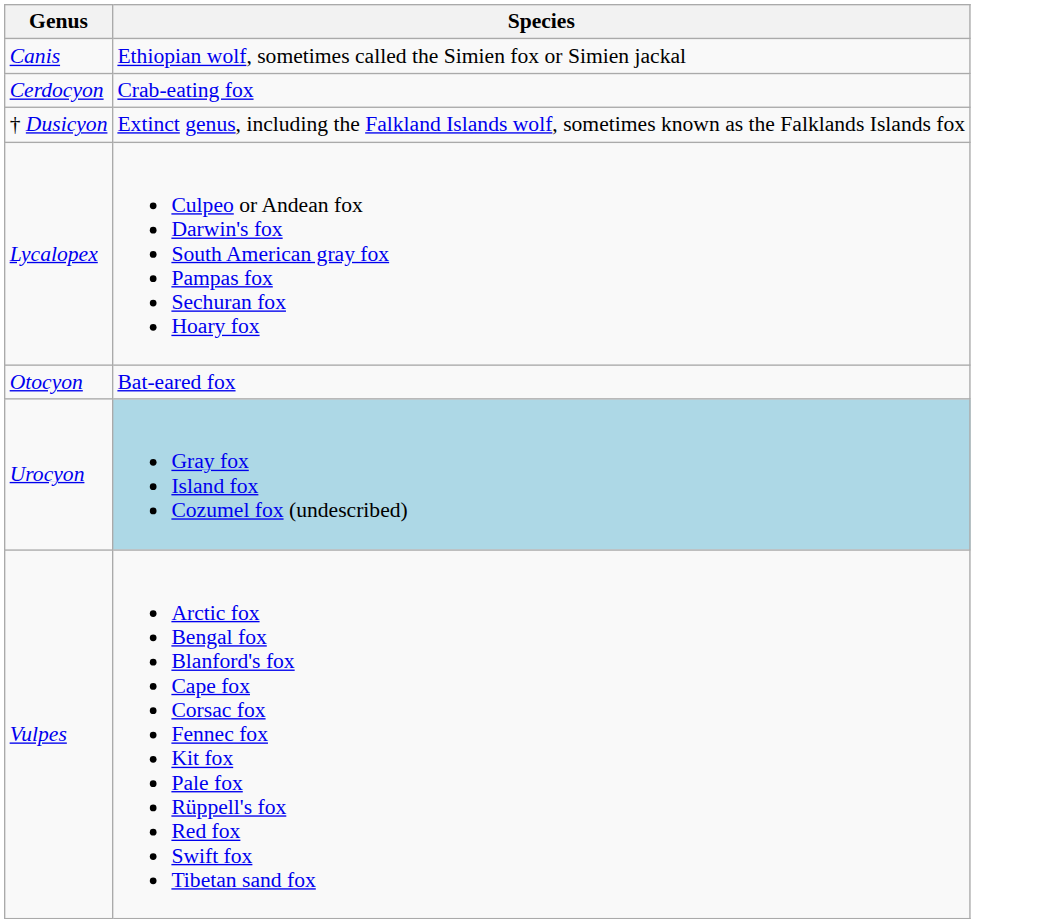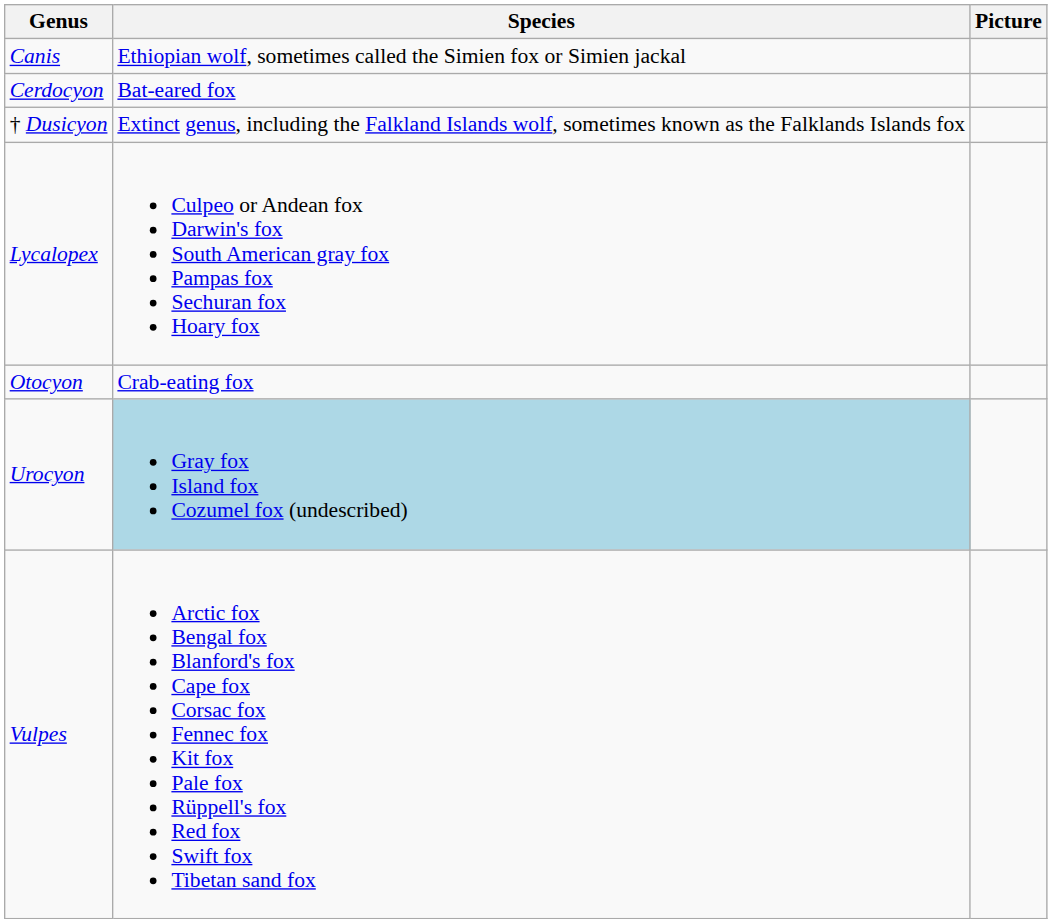+ column: (1008, 21)
(185, 90) Crab-eating fox -> (176, 90) Bat-eared fox
(176, 381) Bat-eared fox -> (185, 381) Crab-eating fox
